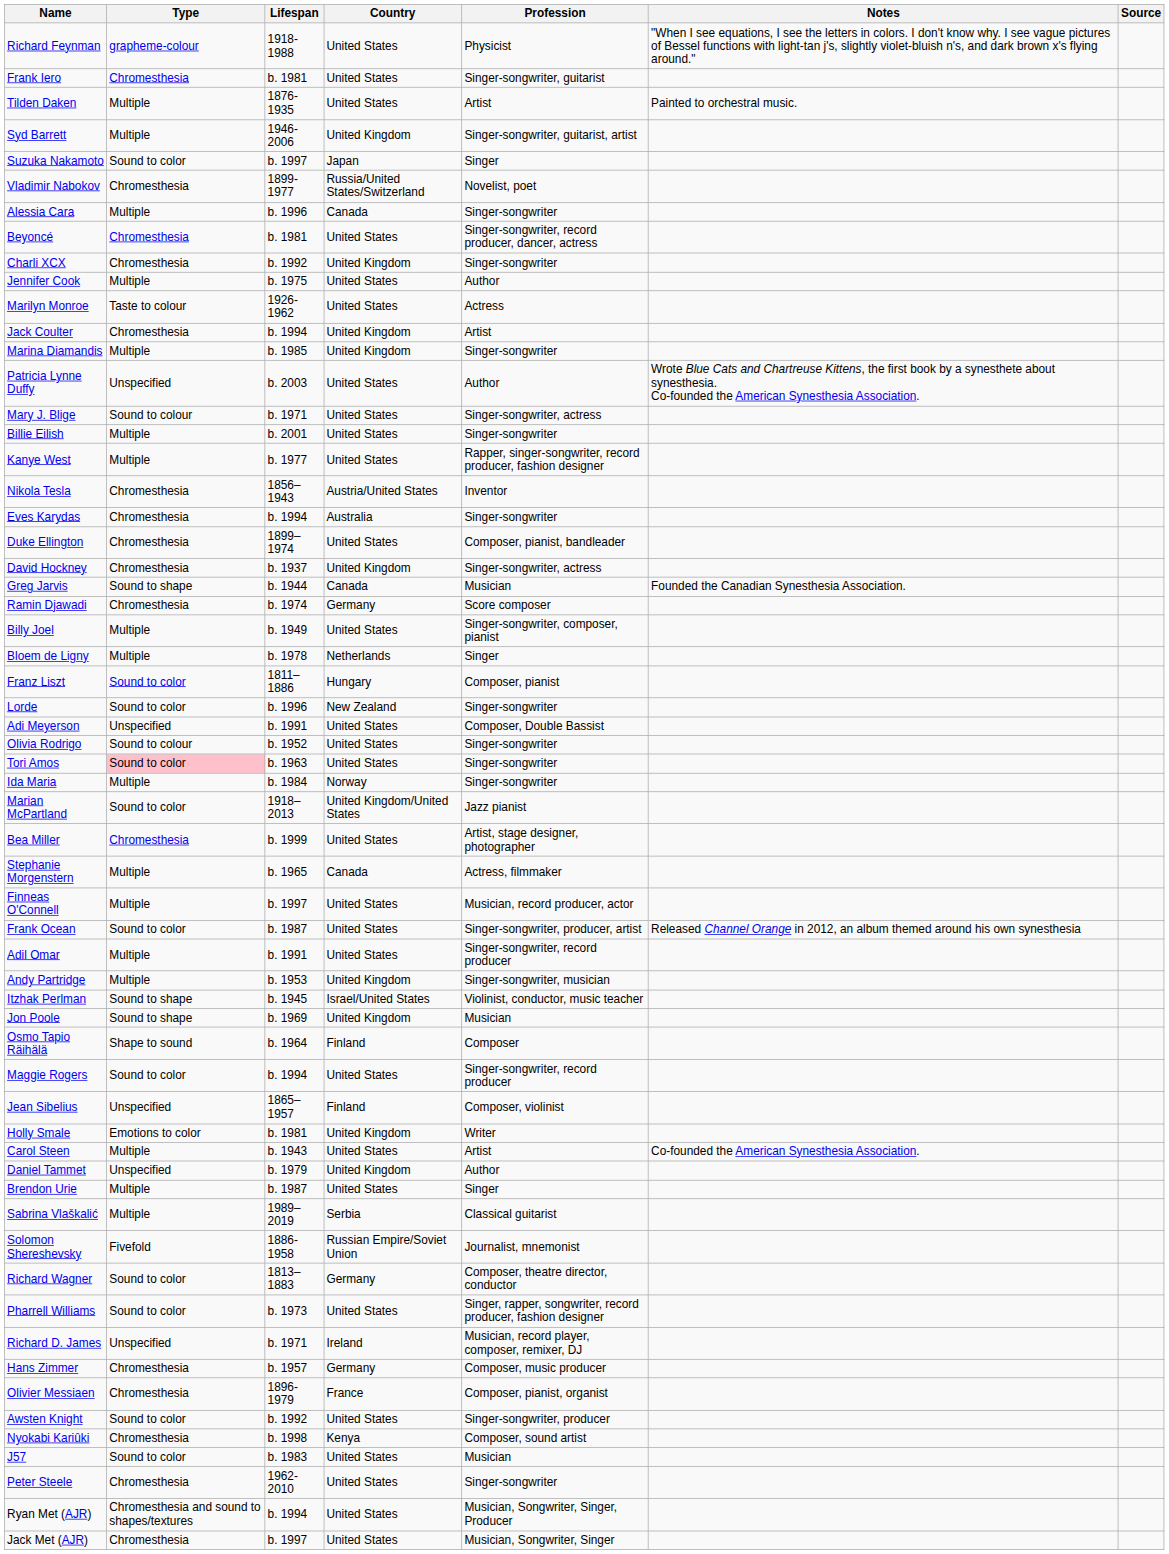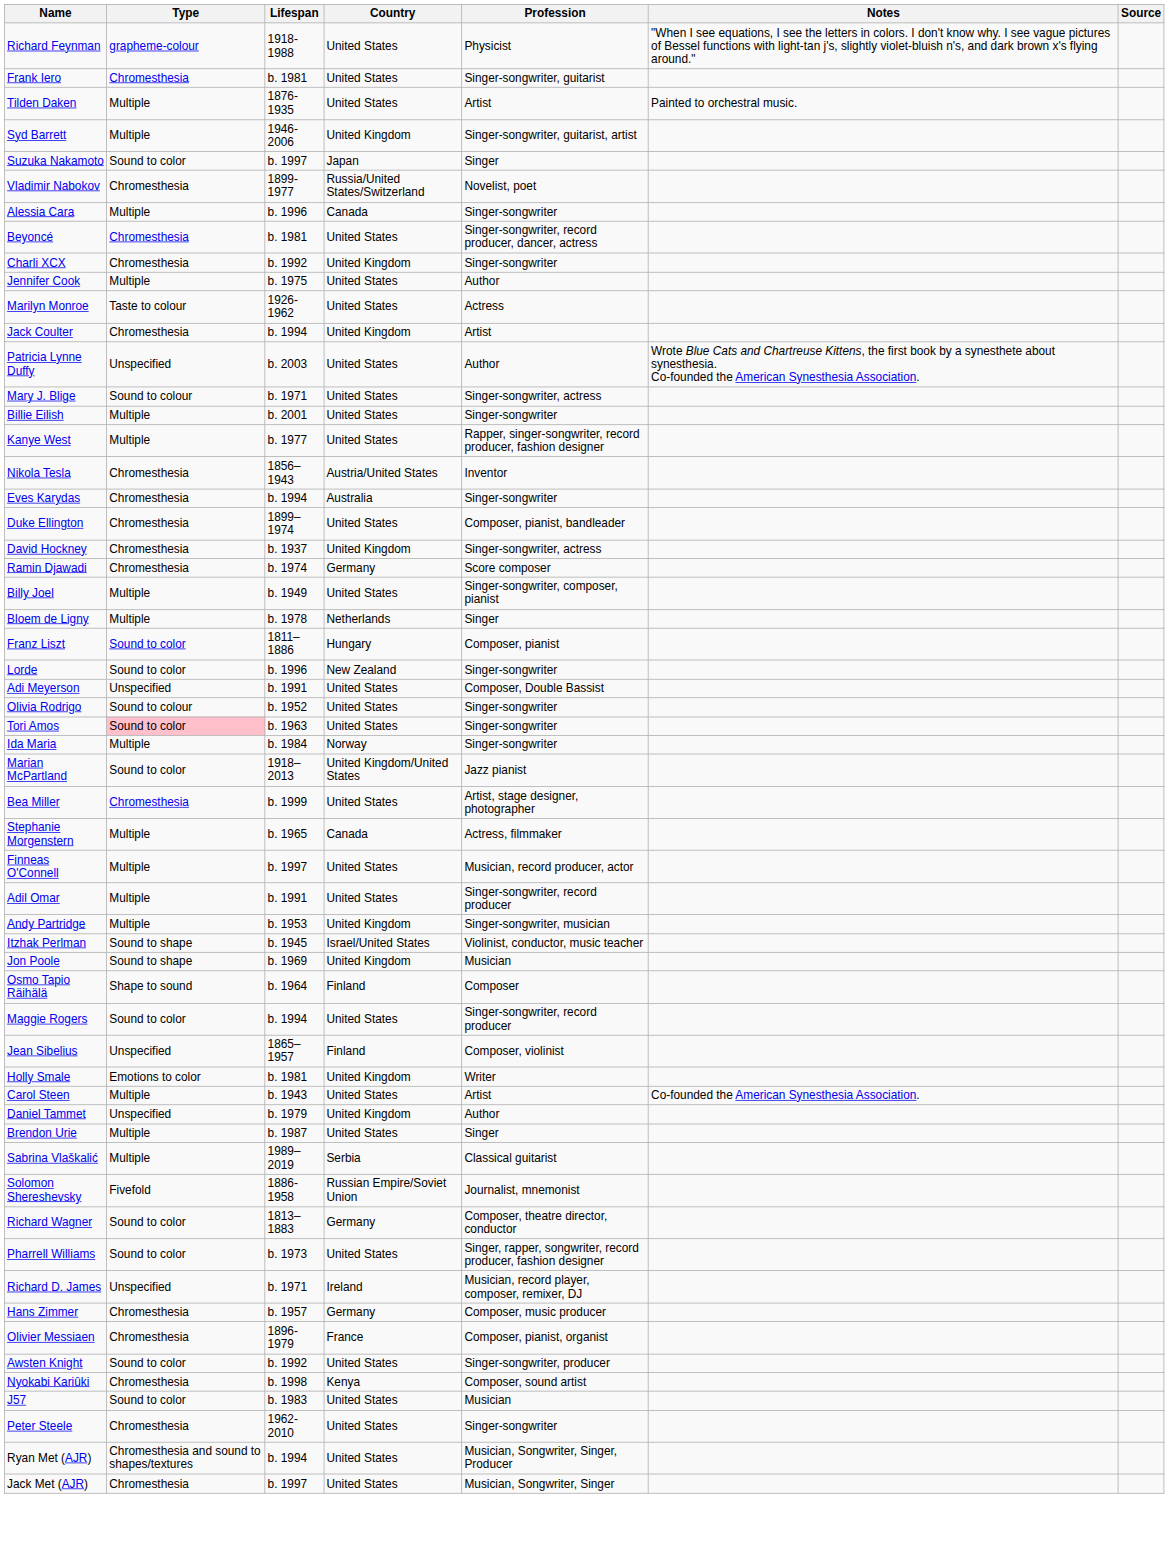- row: (55, 351)
- row: (37, 586)
- row: (41, 929)
